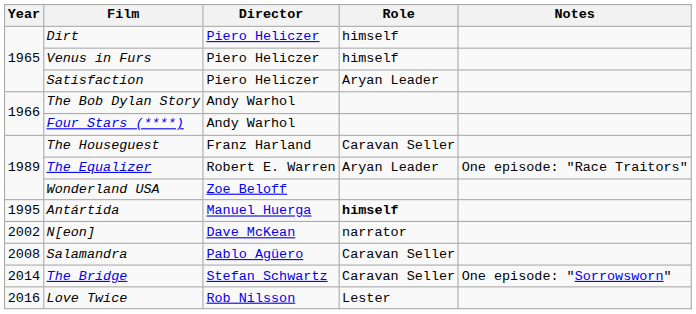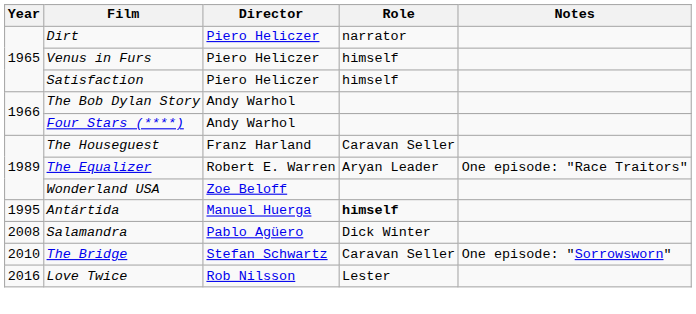(370, 37) himself -> (374, 37) narrator
(391, 81) Aryan Leader -> (370, 81) himself
- row: (71, 233)
(399, 255) Caravan Seller -> (387, 233) Dick Winter
(24, 277) 2014 -> (24, 255) 2010
